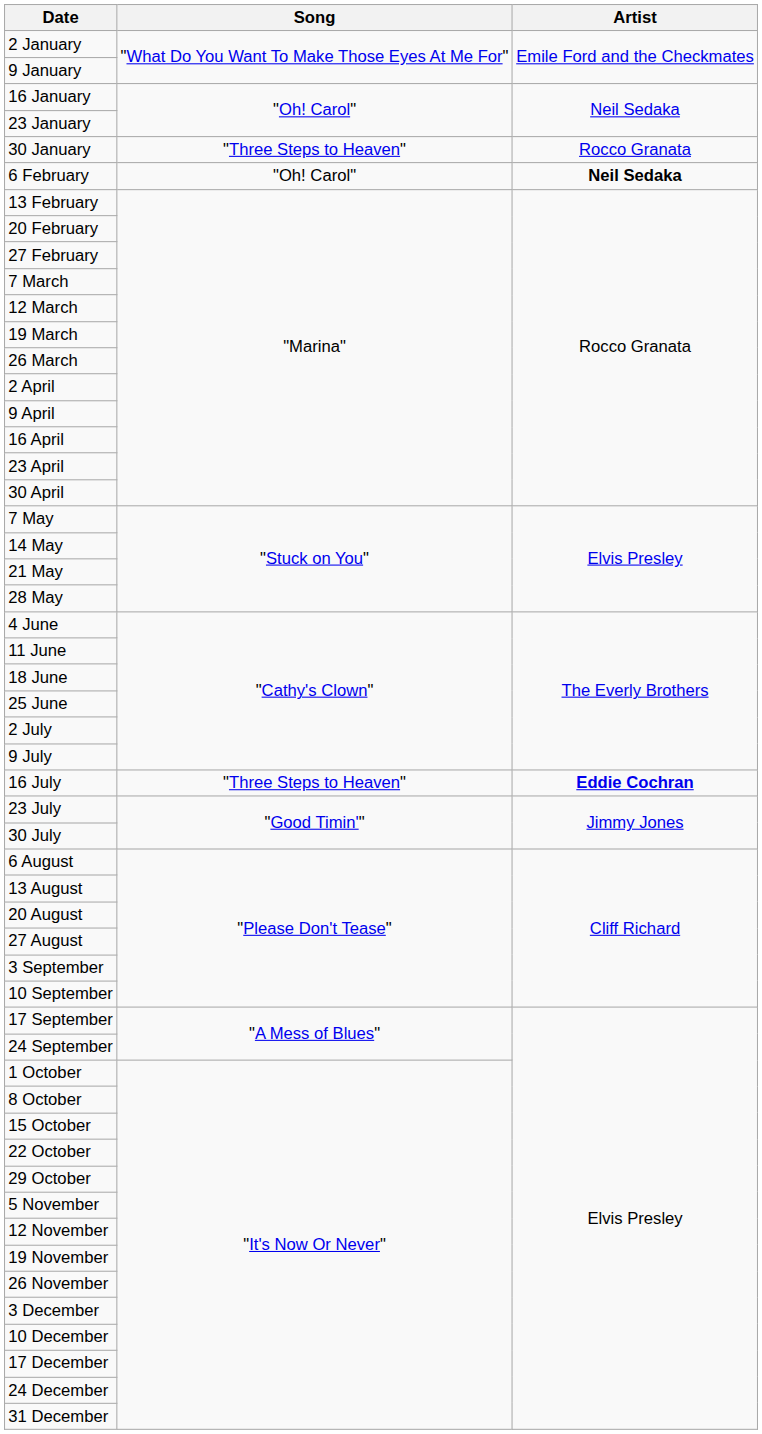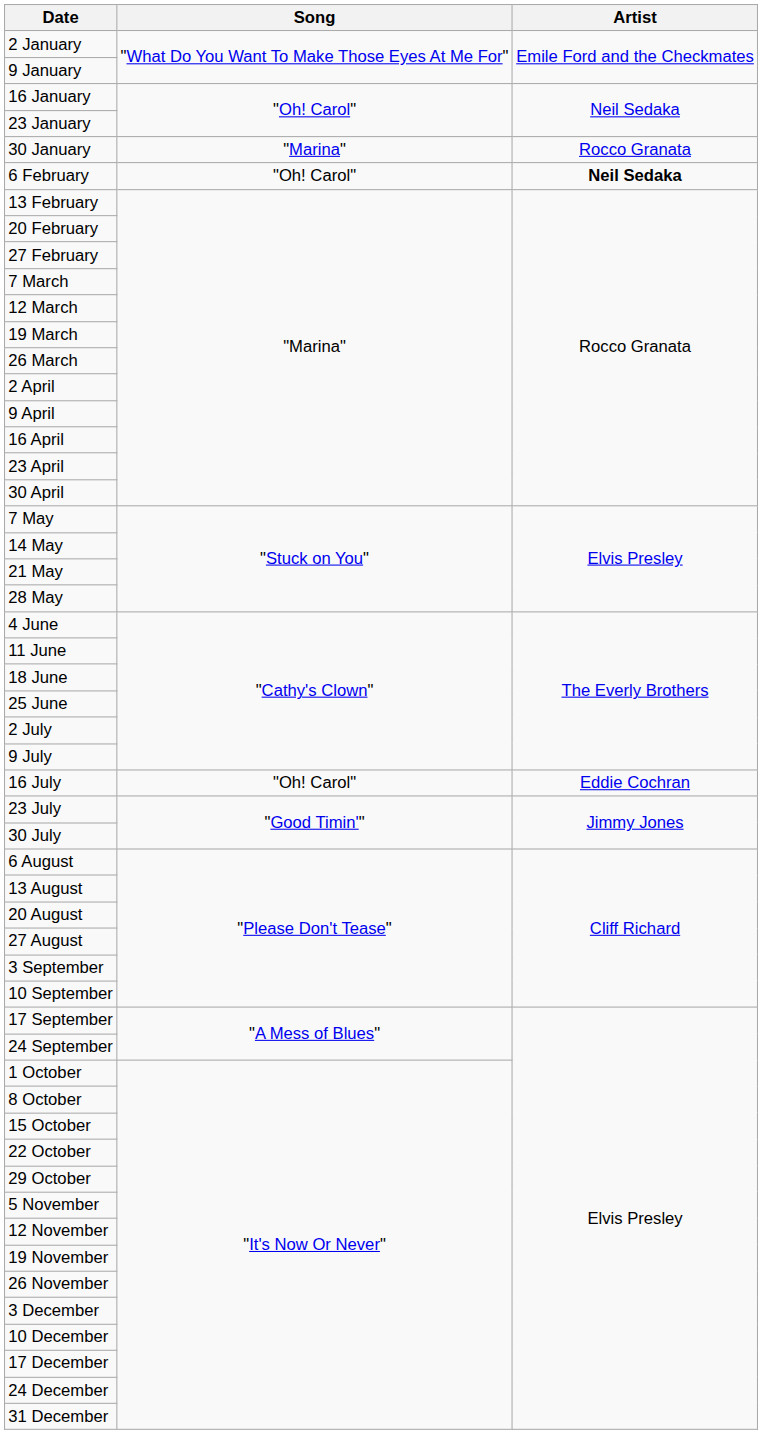(315, 149) "Three Steps to Heaven" -> (315, 149) "Marina"
(315, 783) "Three Steps to Heaven" -> (315, 783) "Oh! Carol"
(635, 783) bold -> (635, 783) normal
